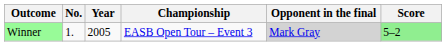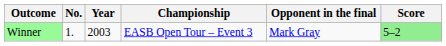(99, 31) 2005 -> (99, 31) 2003
(295, 31) lightgrey background -> (295, 31) no background
